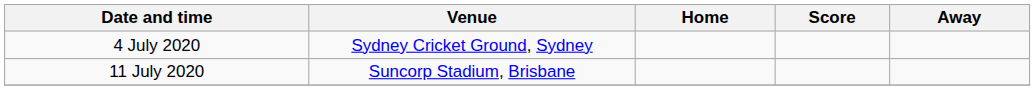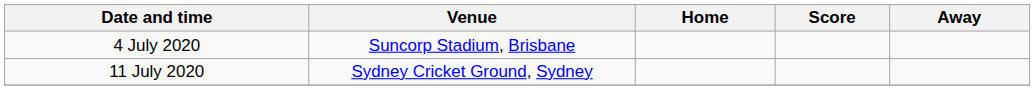(472, 44) Sydney Cricket Ground, Sydney -> (472, 44) Suncorp Stadium, Brisbane
(472, 71) Suncorp Stadium, Brisbane -> (472, 71) Sydney Cricket Ground, Sydney
